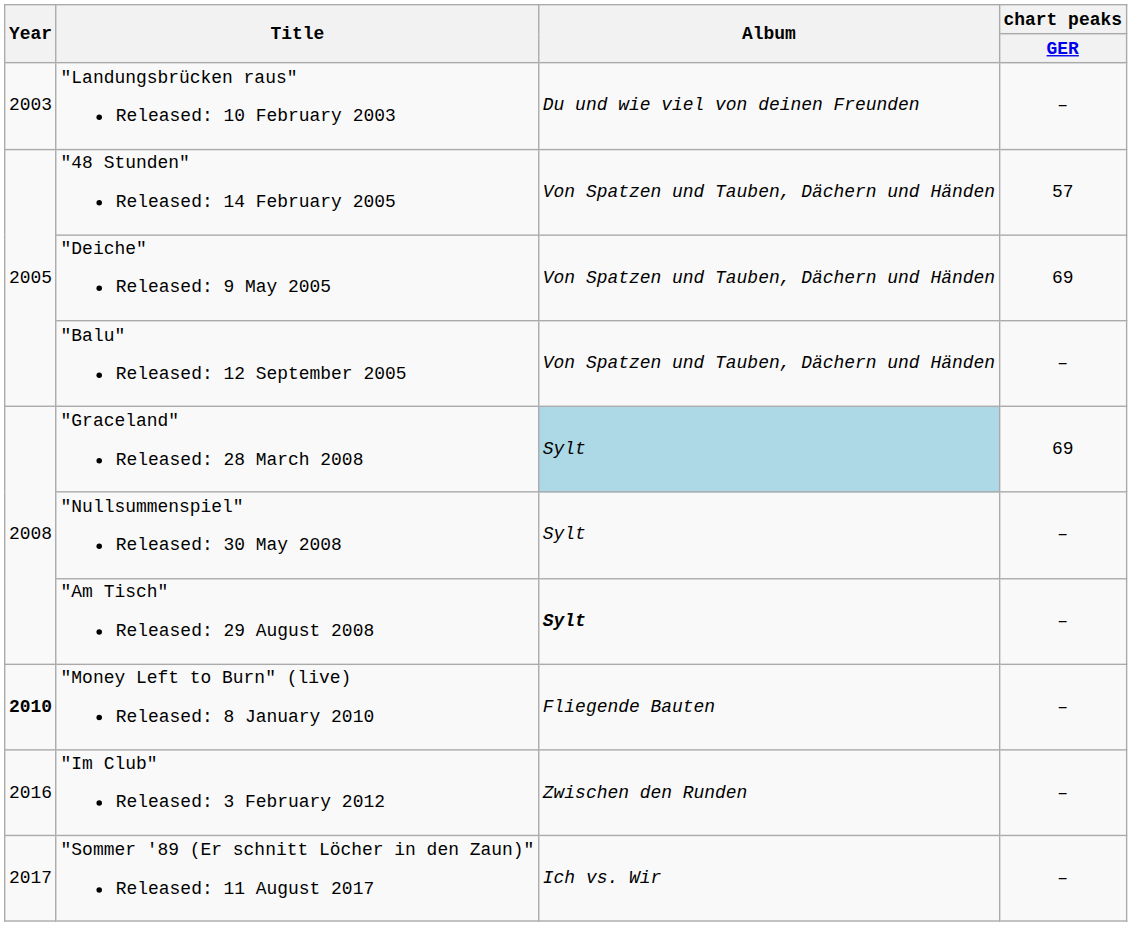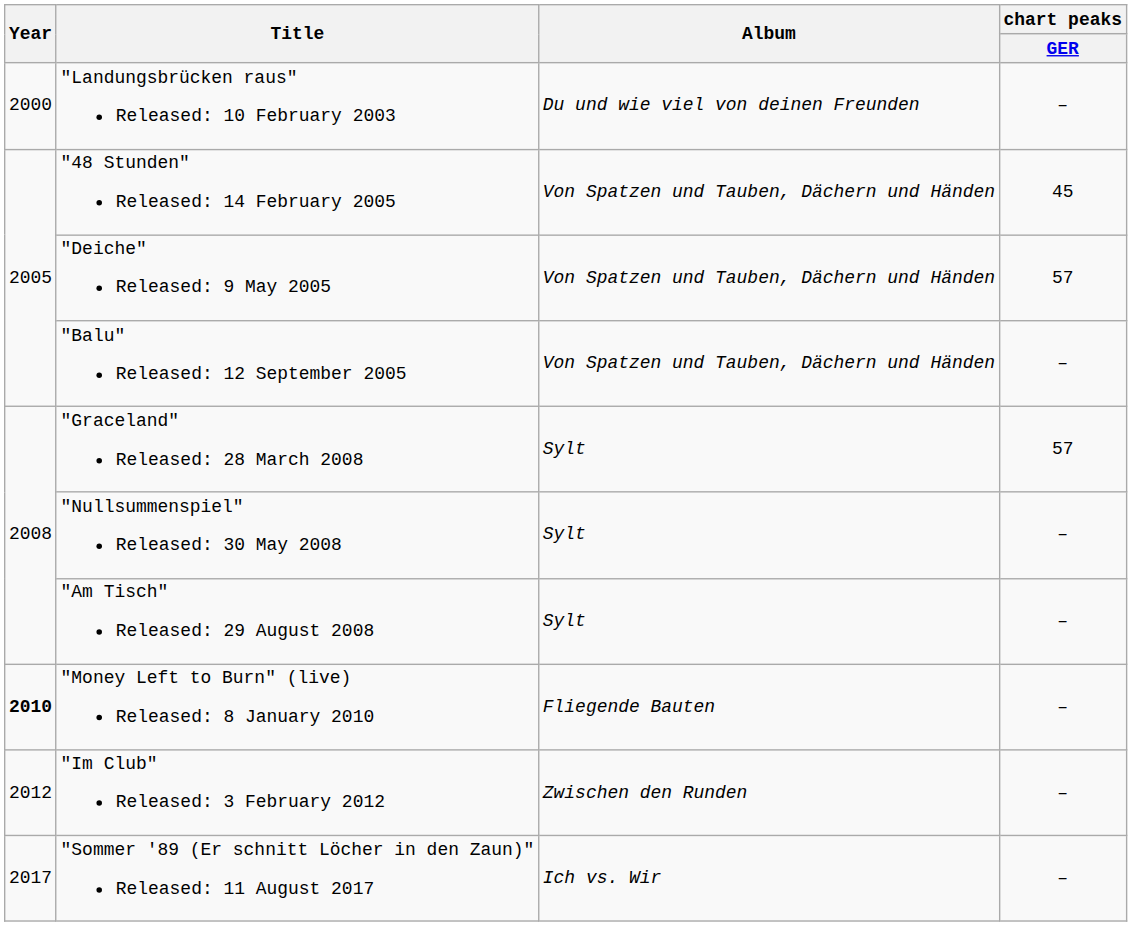(31, 106) 2003 -> (31, 106) 2000
(1063, 192) 57 -> (1063, 192) 45
(1063, 278) 69 -> (1063, 278) 57
(564, 449) lightblue background -> (564, 449) no background
(1063, 449) 69 -> (1063, 449) 57
(564, 621) bold -> (564, 621) normal
(31, 793) 2016 -> (31, 793) 2012
